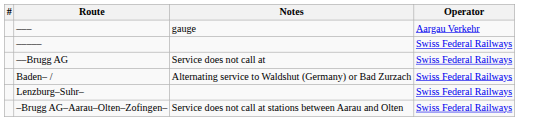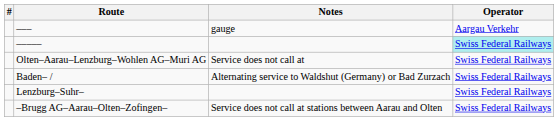(464, 44) no background -> (503, 44) paleturquoise background
- row: (42, 60)
+ row: (111, 60)
